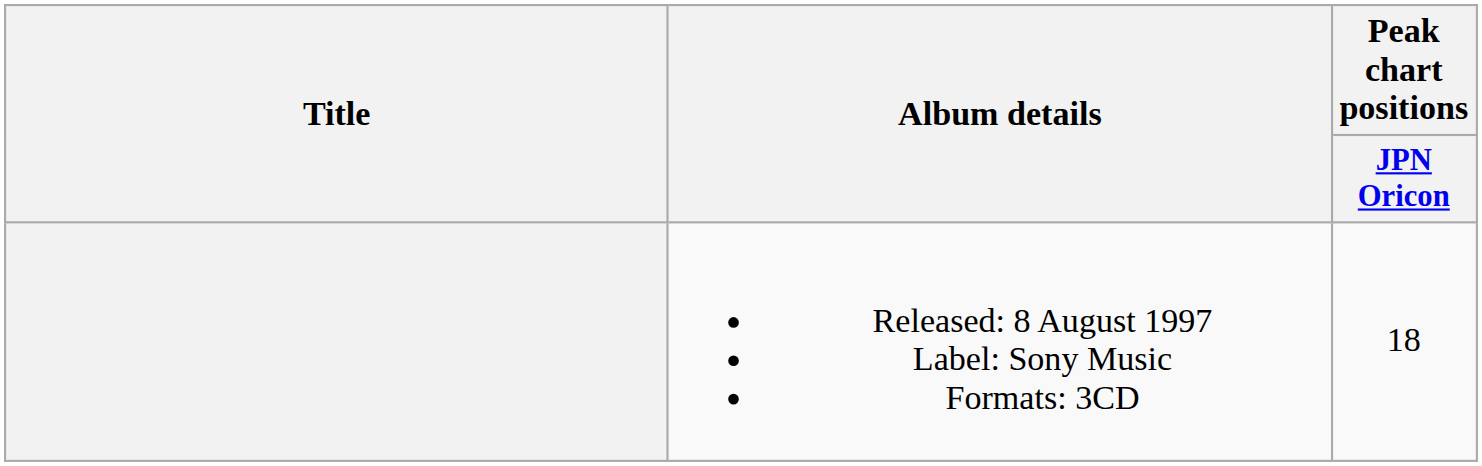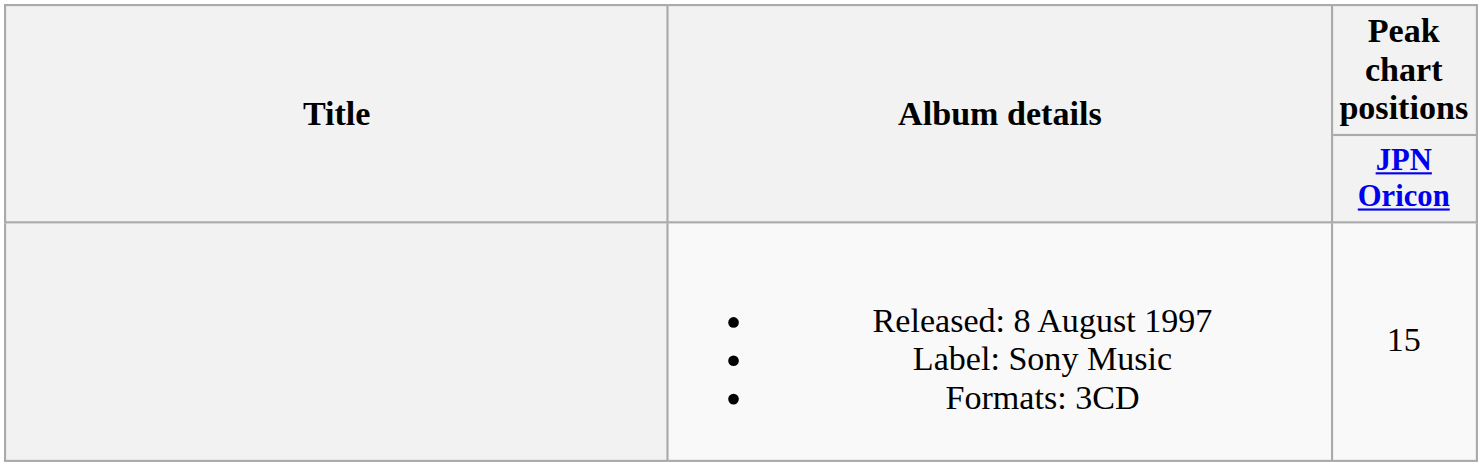(1404, 340) 18 -> (1404, 340) 15
